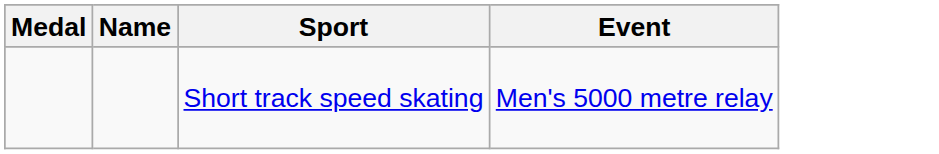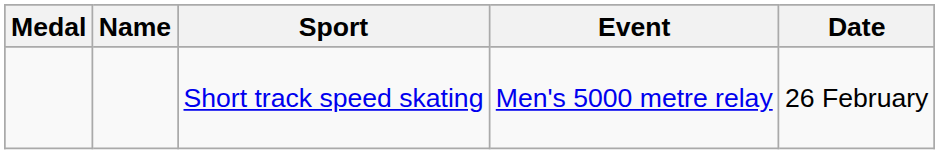+ column: (857, 26)
